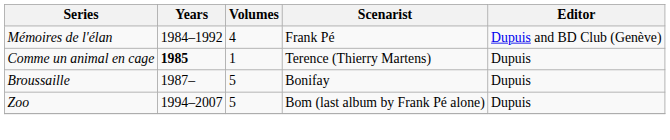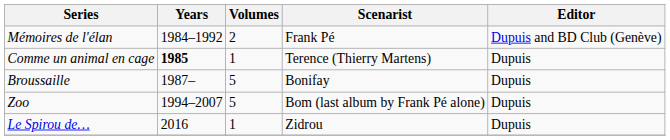(232, 37) 4 -> (232, 37) 2
+ row: (49, 124)
